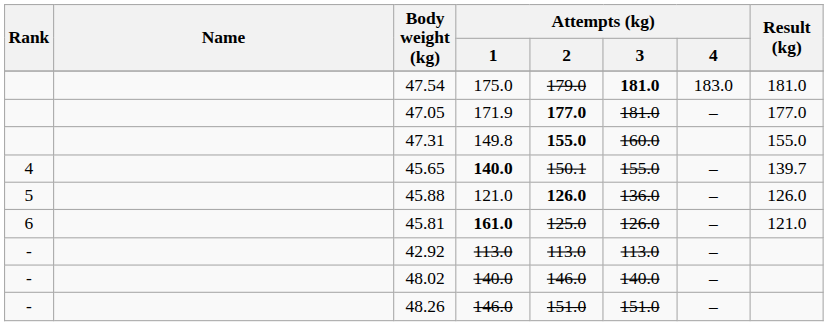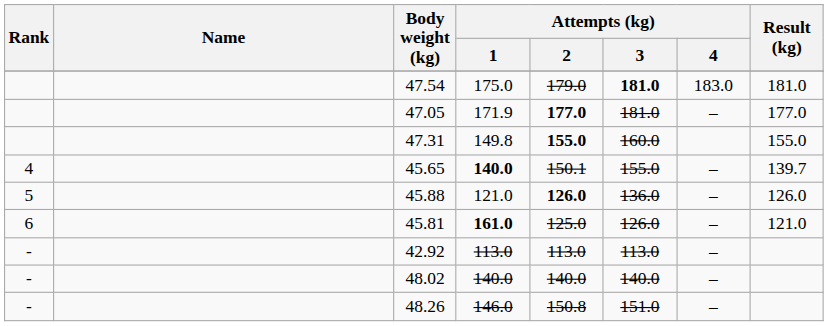(566, 278) 146.0 -> (566, 278) 140.0
(566, 306) 151.0 -> (566, 306) 150.8
